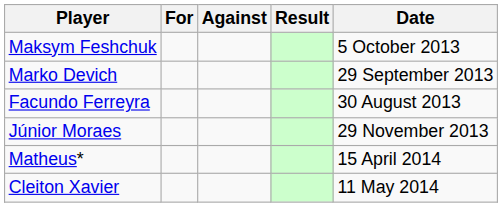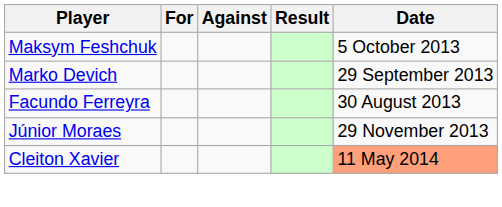- row: (46, 159)
(388, 187) no background -> (388, 159) lightsalmon background
